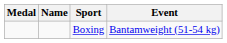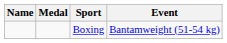columns swapped: (21, 13) <-> (54, 13)
